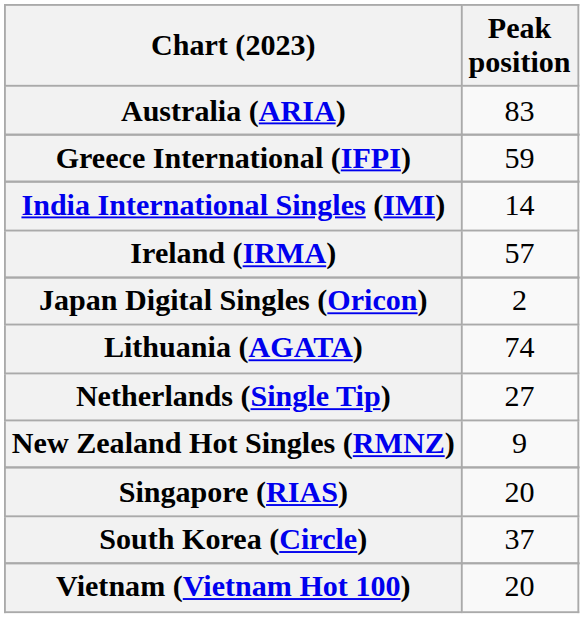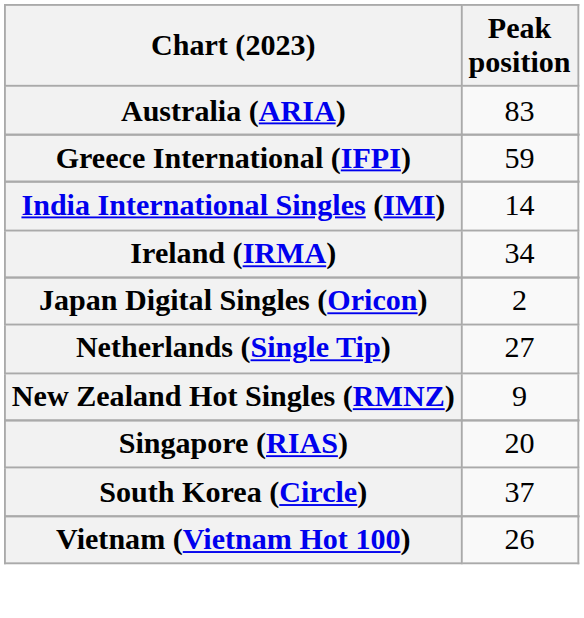(520, 253) 57 -> (520, 253) 34
- row: (233, 348)
(520, 586) 20 -> (520, 539) 26
